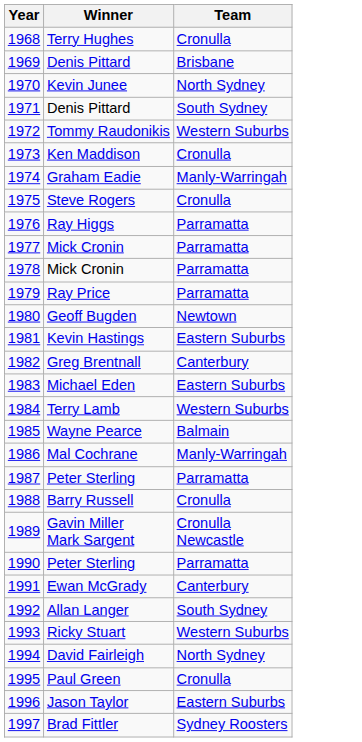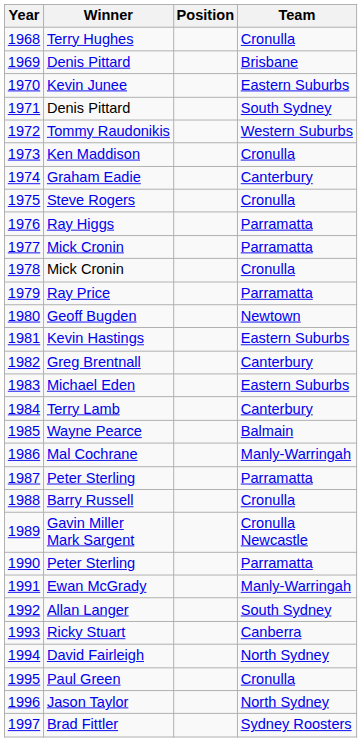+ column: (205, 16)
(221, 85) North Sydney -> (295, 85) Eastern Suburbs
(232, 177) Manly-Warringah -> (277, 177) Canterbury
(213, 270) Parramatta -> (268, 270) Cronulla
(233, 408) Western Suburbs -> (277, 408) Canterbury
(213, 586) Canterbury -> (296, 586) Manly-Warringah
(233, 632) Western Suburbs -> (271, 632) Canberra
(231, 702) Eastern Suburbs -> (285, 702) North Sydney
